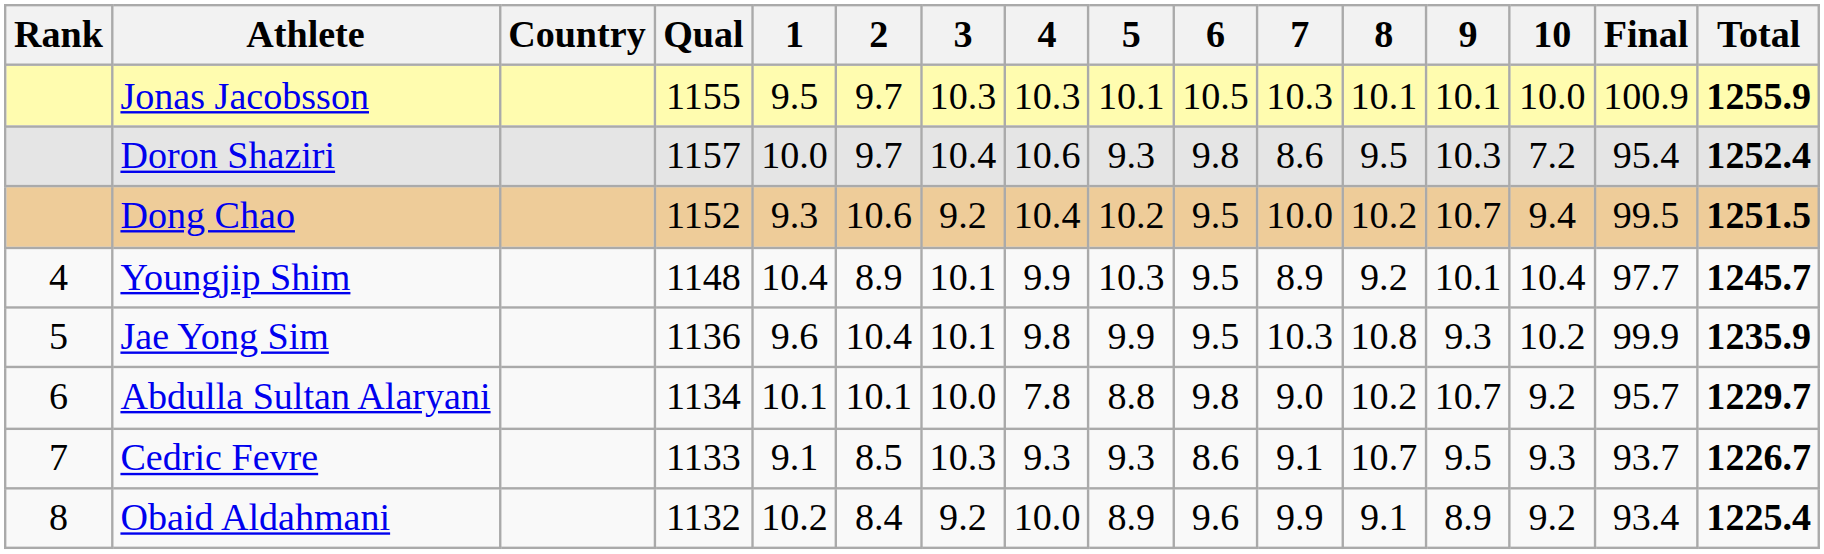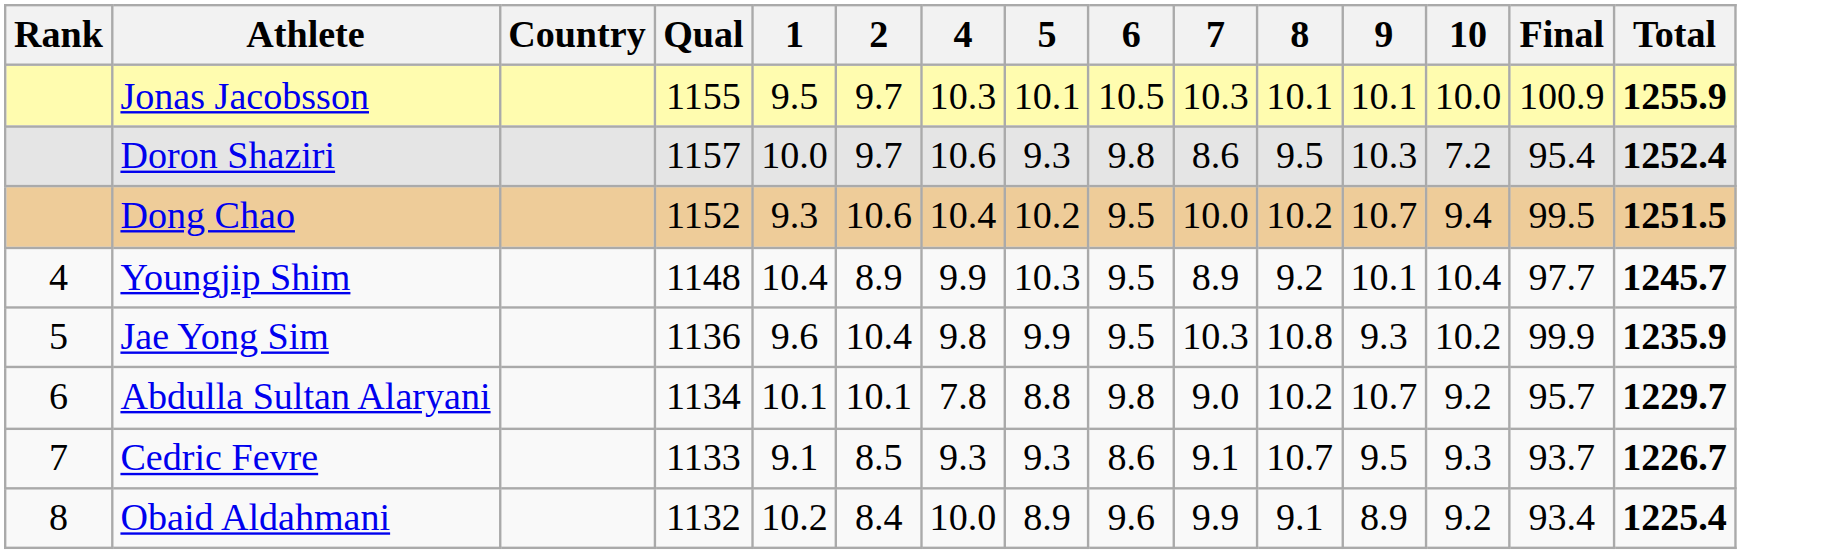- column: (963, 34)
